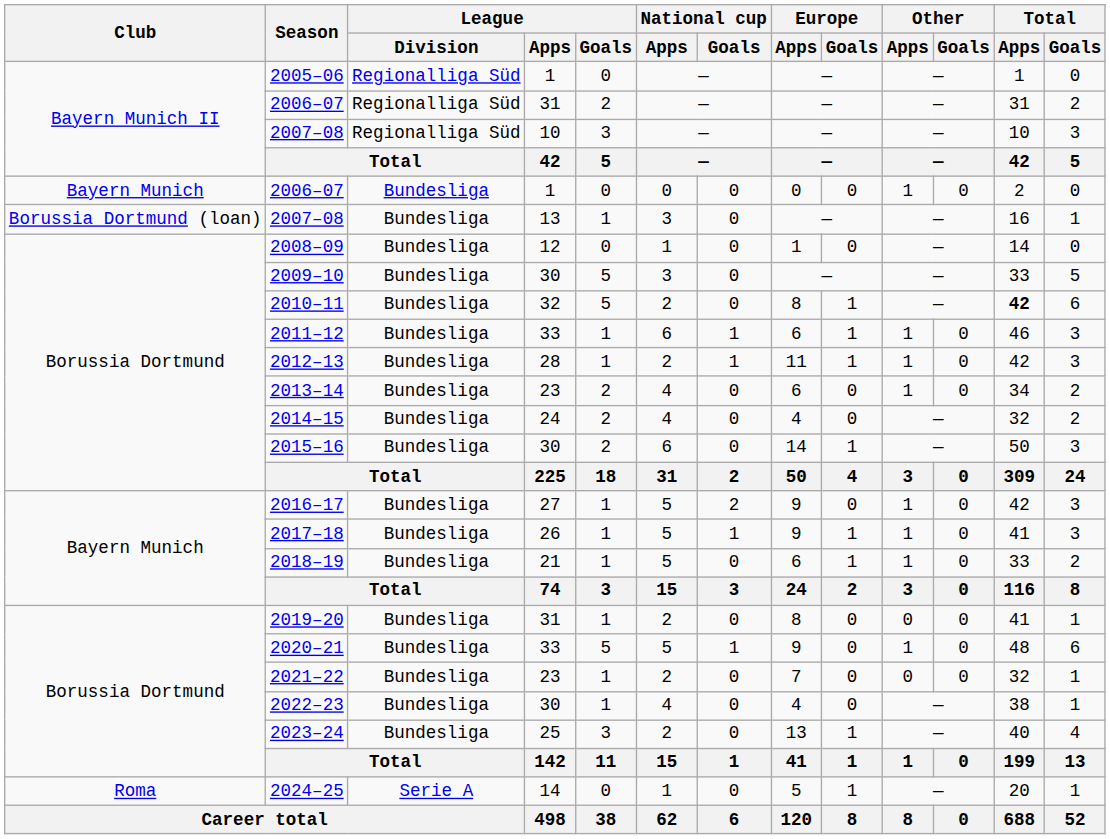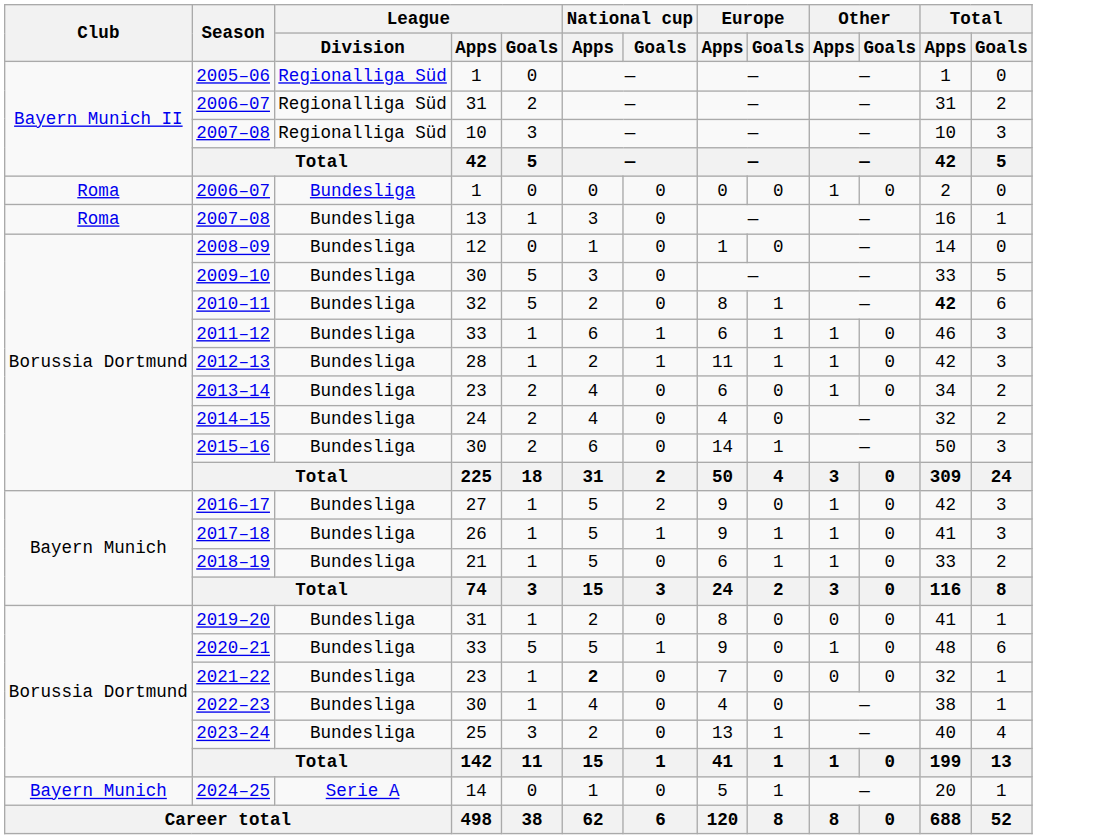(135, 191) Bayern Munich -> (98, 191) Roma
(135, 219) Borussia Dortmund (loan) -> (98, 219) Roma
(667, 677) normal -> (593, 677) bold
(135, 791) Roma -> (98, 791) Bayern Munich
